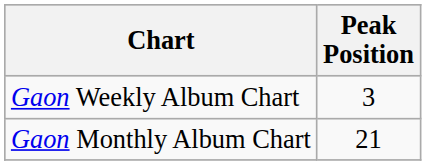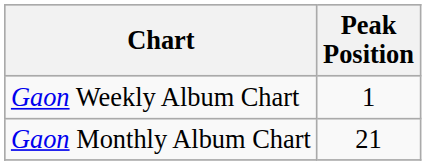(369, 97) 3 -> (369, 97) 1
